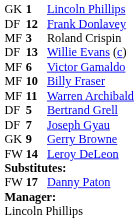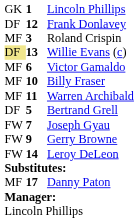(12, 52) no background -> (12, 52) khaki background
(12, 124) DF -> (14, 124) FW
(13, 139) GK -> (14, 139) FW
(14, 182) FW -> (13, 182) MF
